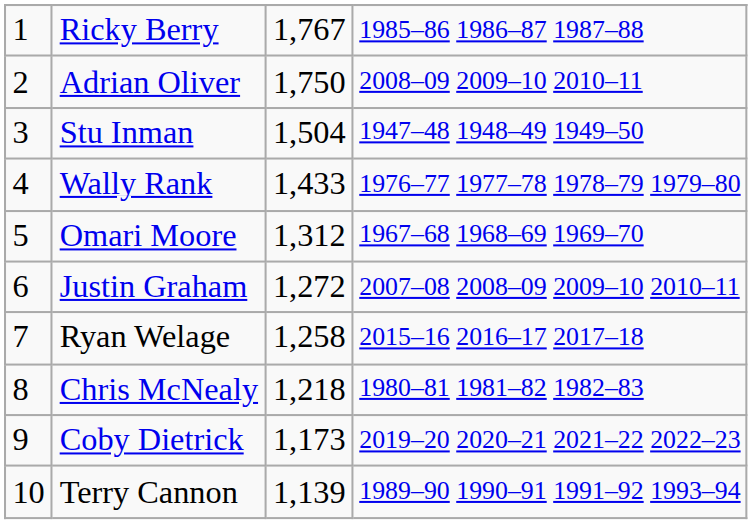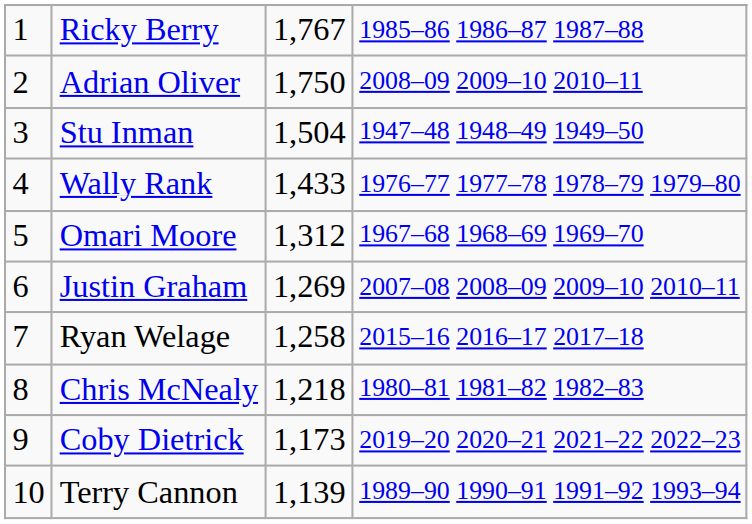(309, 286) 1,272 -> (309, 286) 1,269
